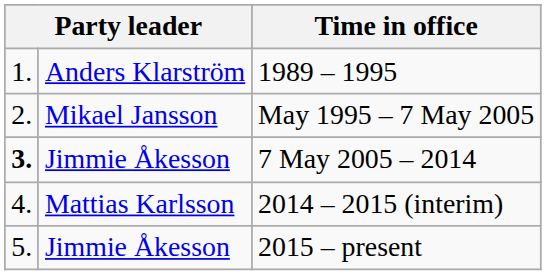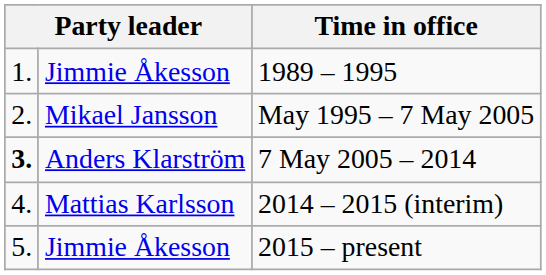(145, 70) Anders Klarström -> (137, 70) Jimmie Åkesson
(137, 159) Jimmie Åkesson -> (145, 159) Anders Klarström
